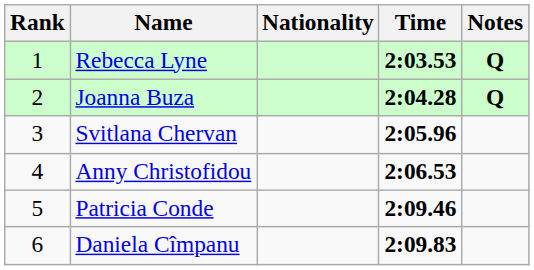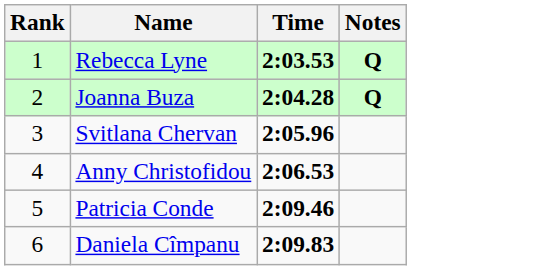- column: (318, 23)
